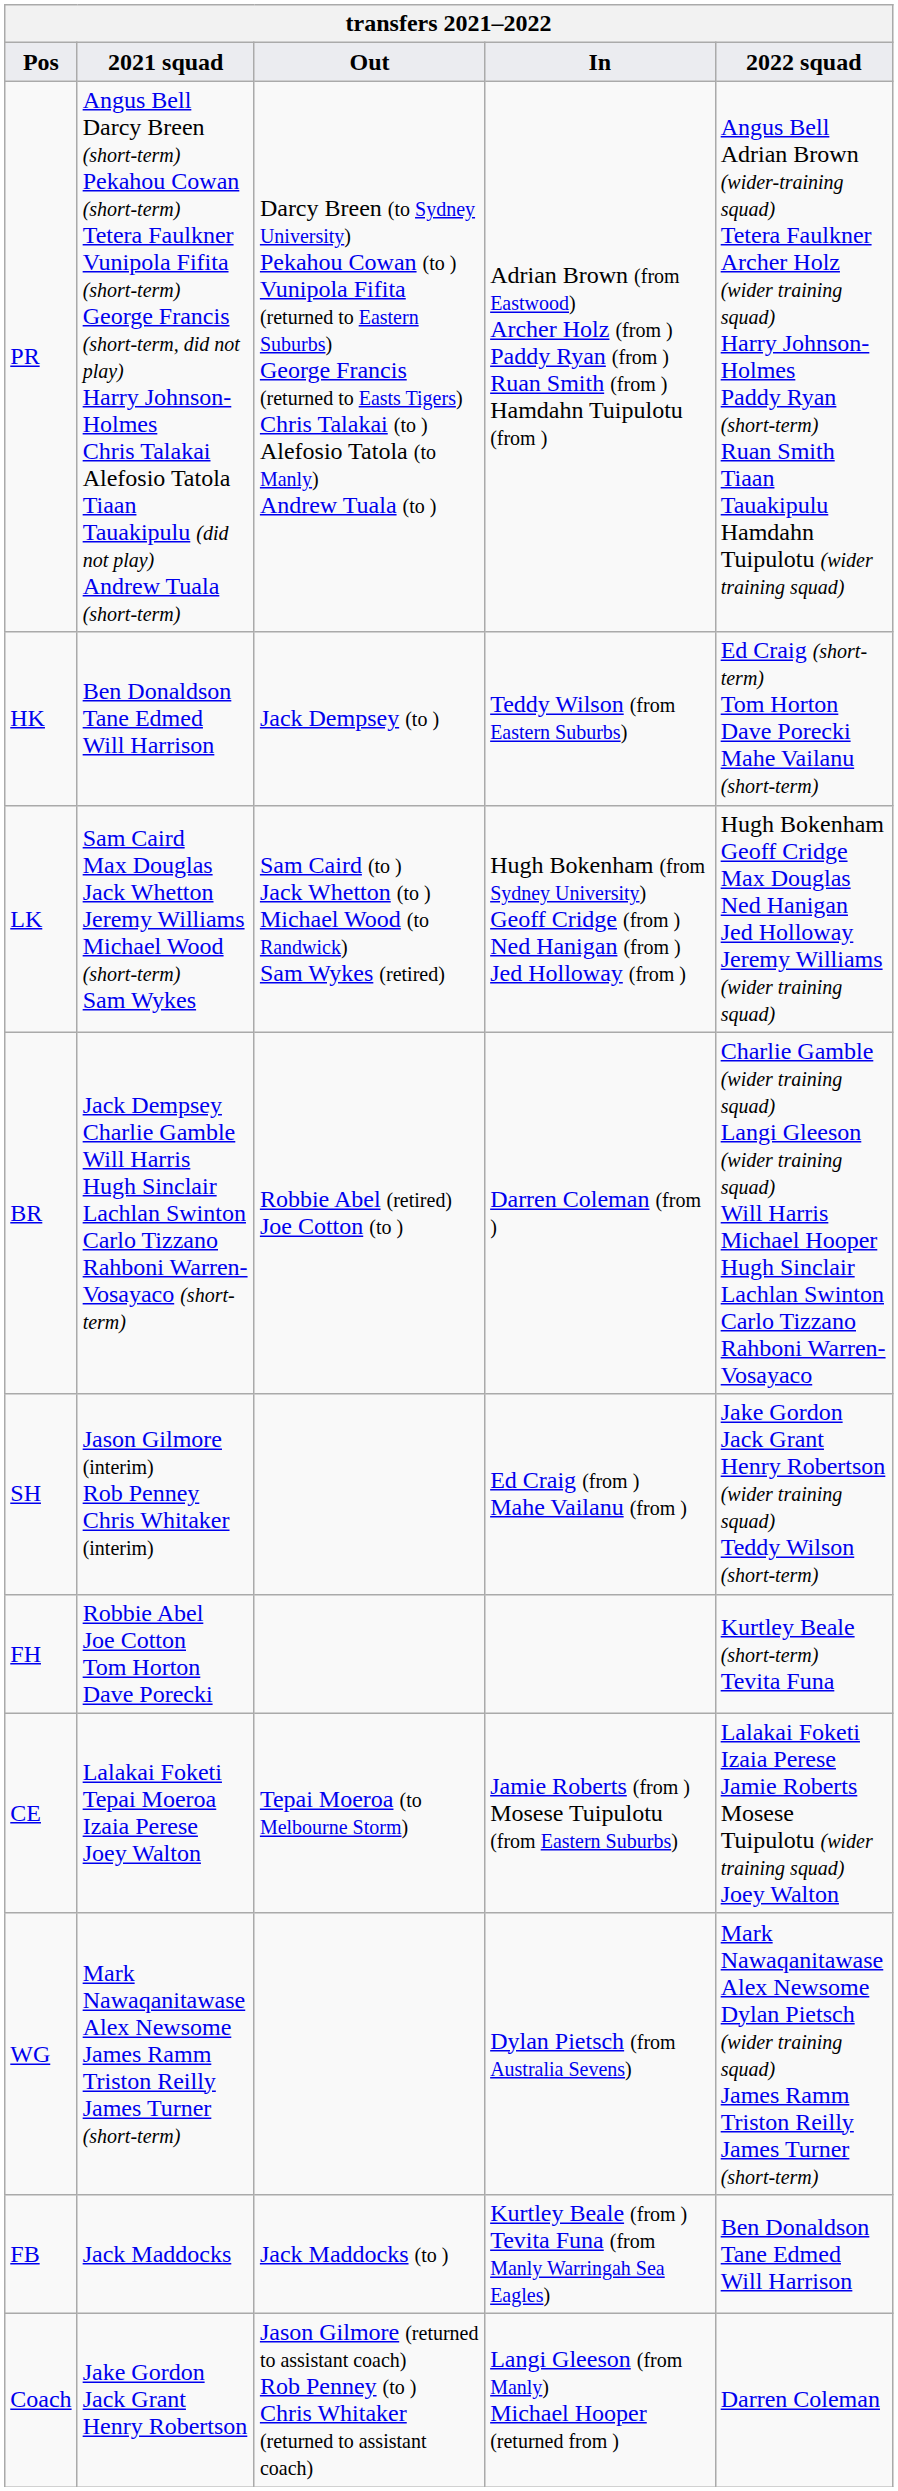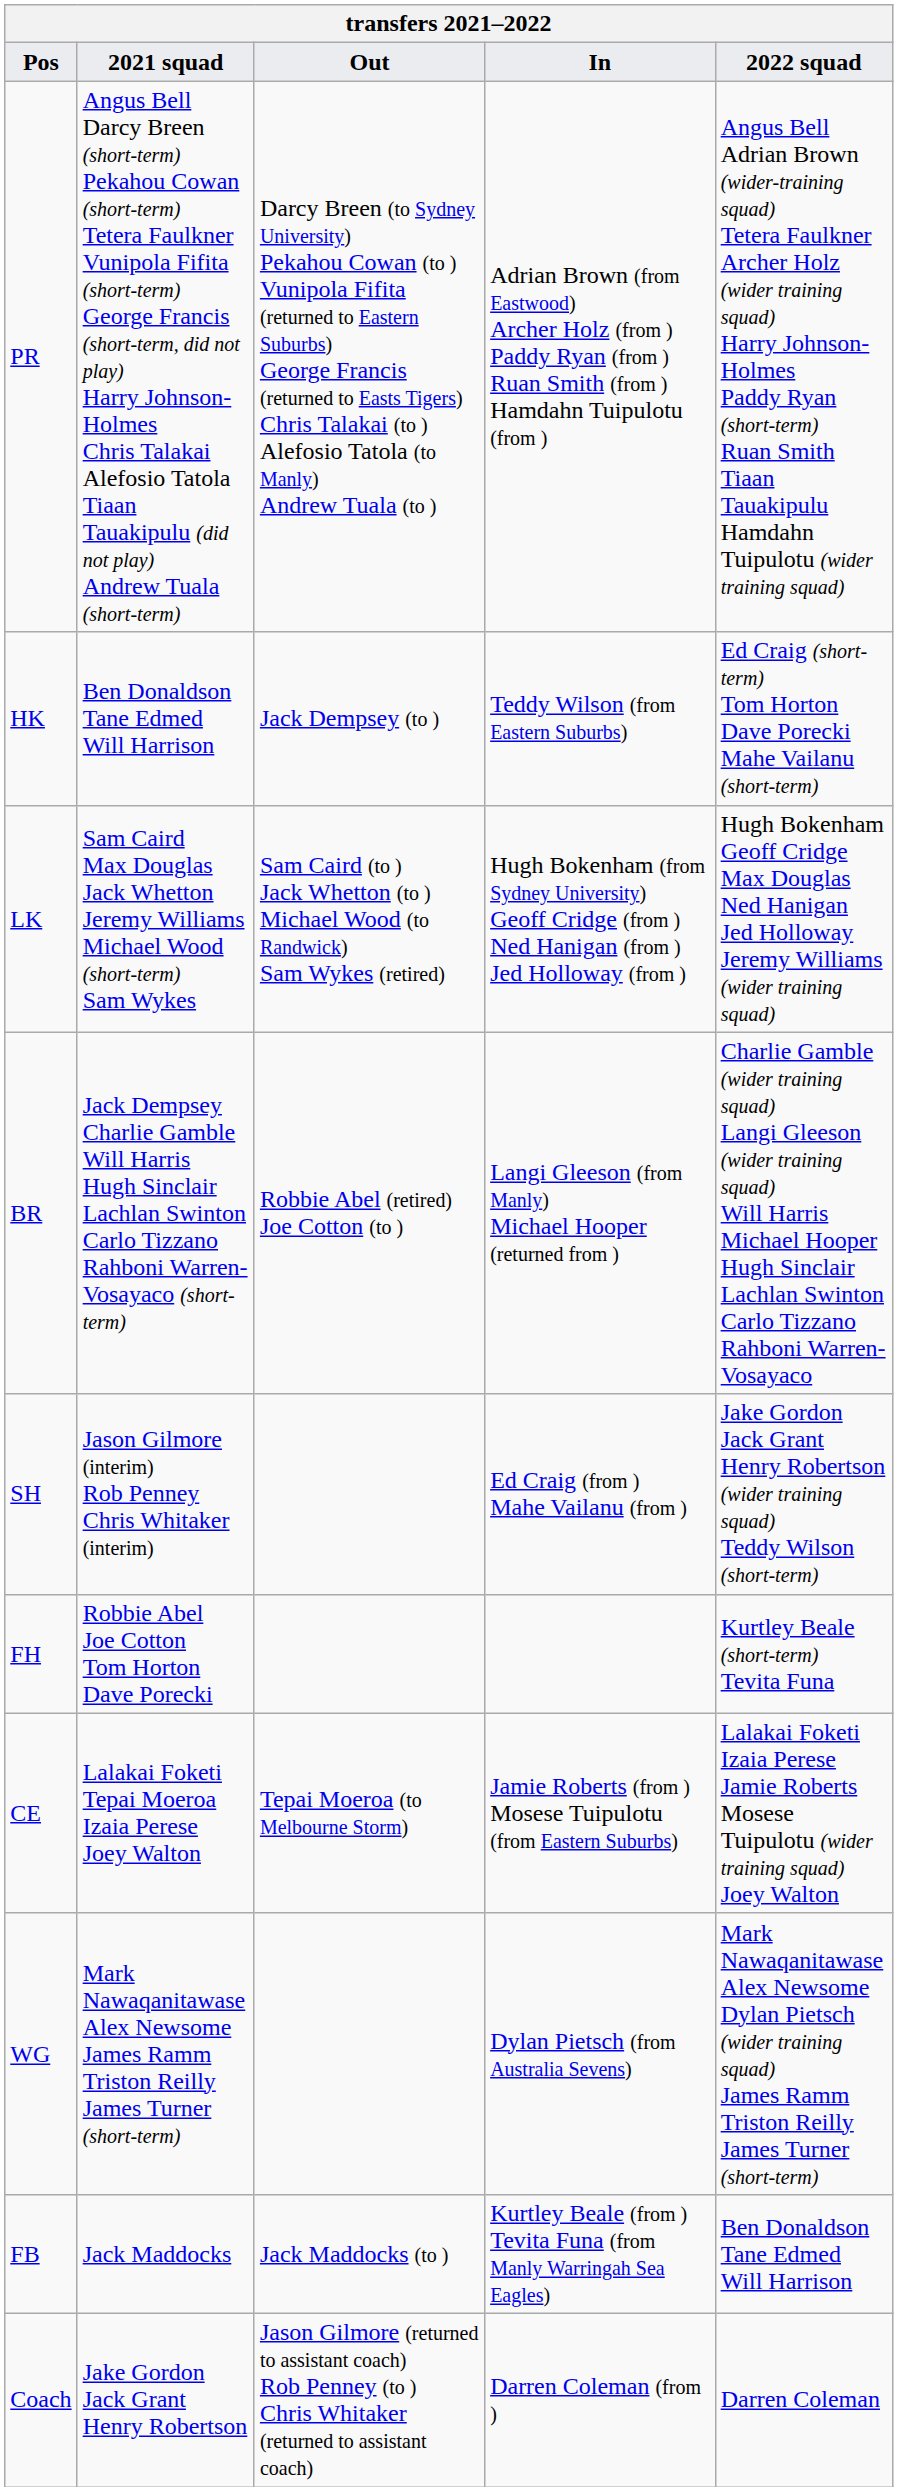(596, 1212) Darren Coleman (from ) -> (586, 1212) Langi Gleeson (from Manly) Michael Hooper (returned from )
(586, 2399) Langi Gleeson (from Manly) Michael Hooper (returned from ) -> (596, 2399) Darren Coleman (from )
